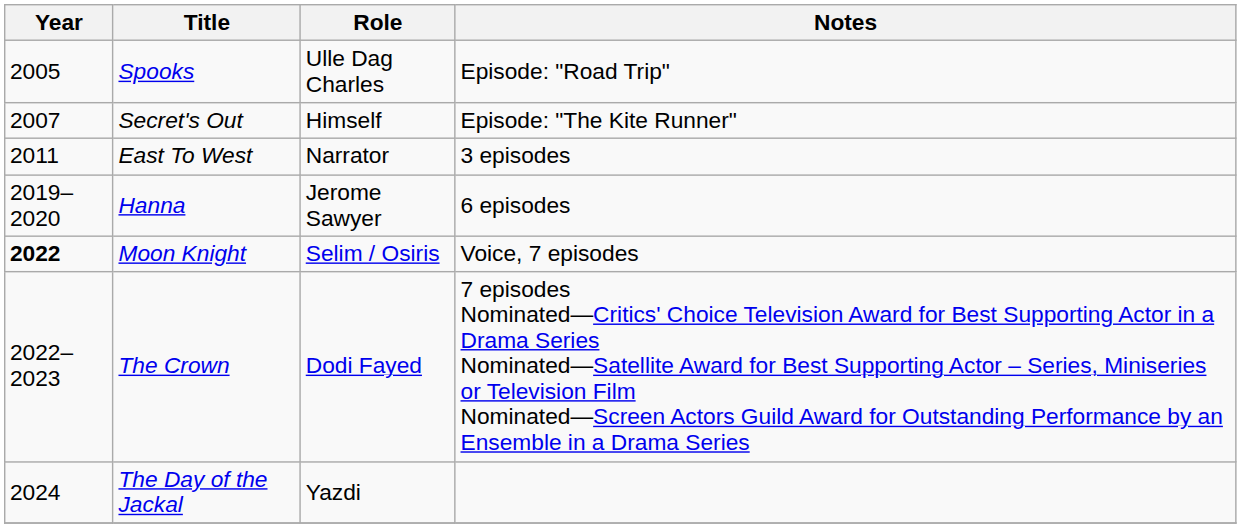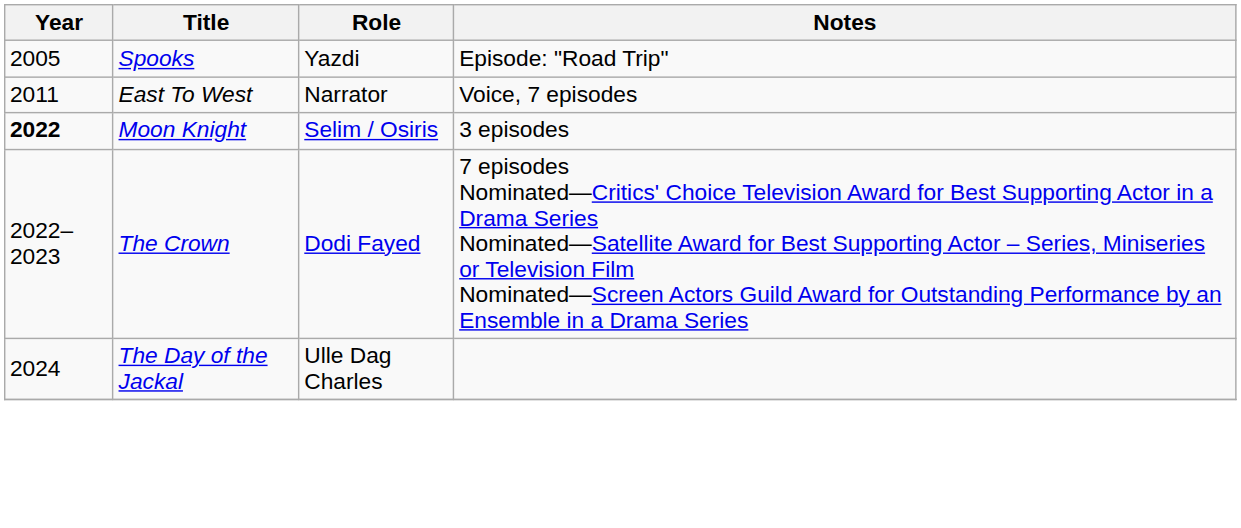(349, 71) Ulle Dag Charles -> (332, 58) Yazdi
- row: (181, 120)
(515, 156) 3 episodes -> (548, 94) Voice, 7 episodes
- row: (152, 204)
(550, 253) Voice, 7 episodes -> (514, 130) 3 episodes
(333, 492) Yazdi -> (348, 368) Ulle Dag Charles
